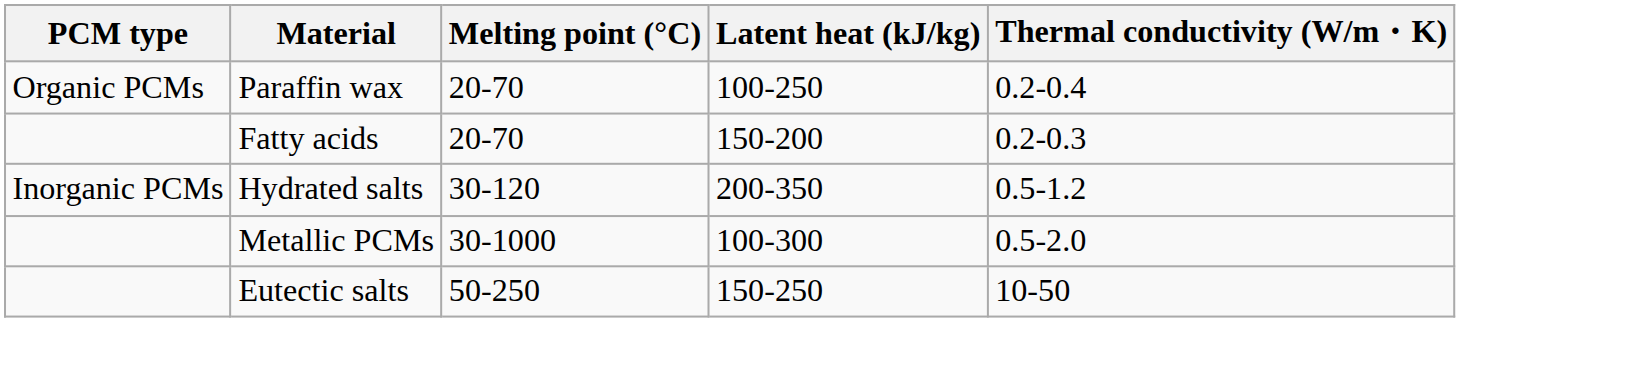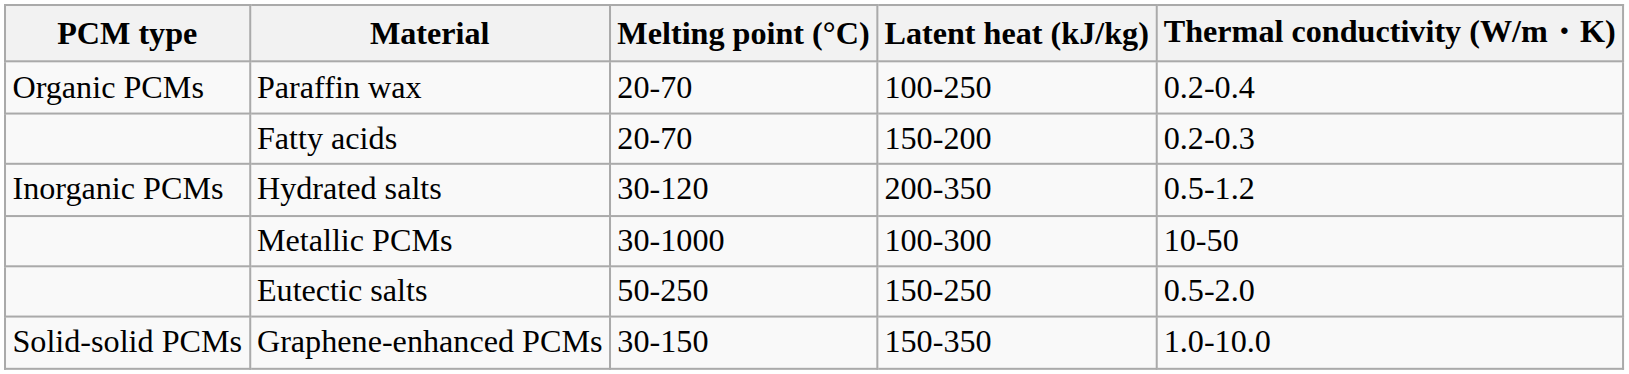(1041, 240) 0.5-2.0 -> (1201, 240) 10-50
(1033, 291) 10-50 -> (1209, 291) 0.5-2.0
+ row: (430, 342)
